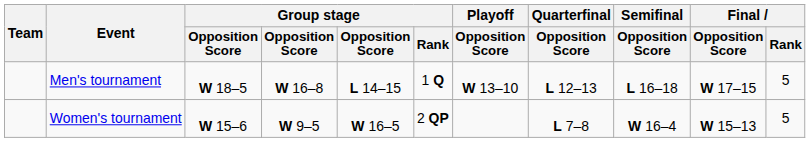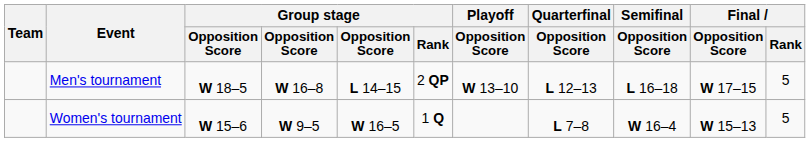(433, 81) 1 Q -> (433, 81) 2 QP
(433, 119) 2 QP -> (433, 119) 1 Q
